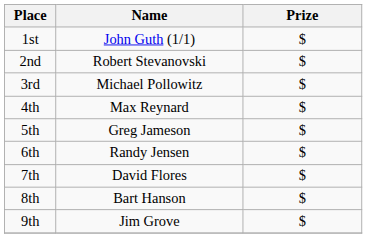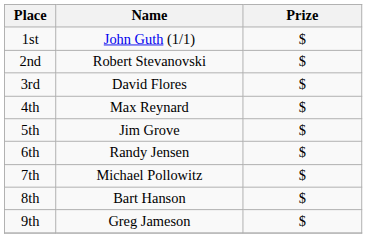(149, 84) Michael Pollowitz -> (149, 84) David Flores
(149, 130) Greg Jameson -> (149, 130) Jim Grove
(149, 175) David Flores -> (149, 175) Michael Pollowitz
(149, 221) Jim Grove -> (149, 221) Greg Jameson
